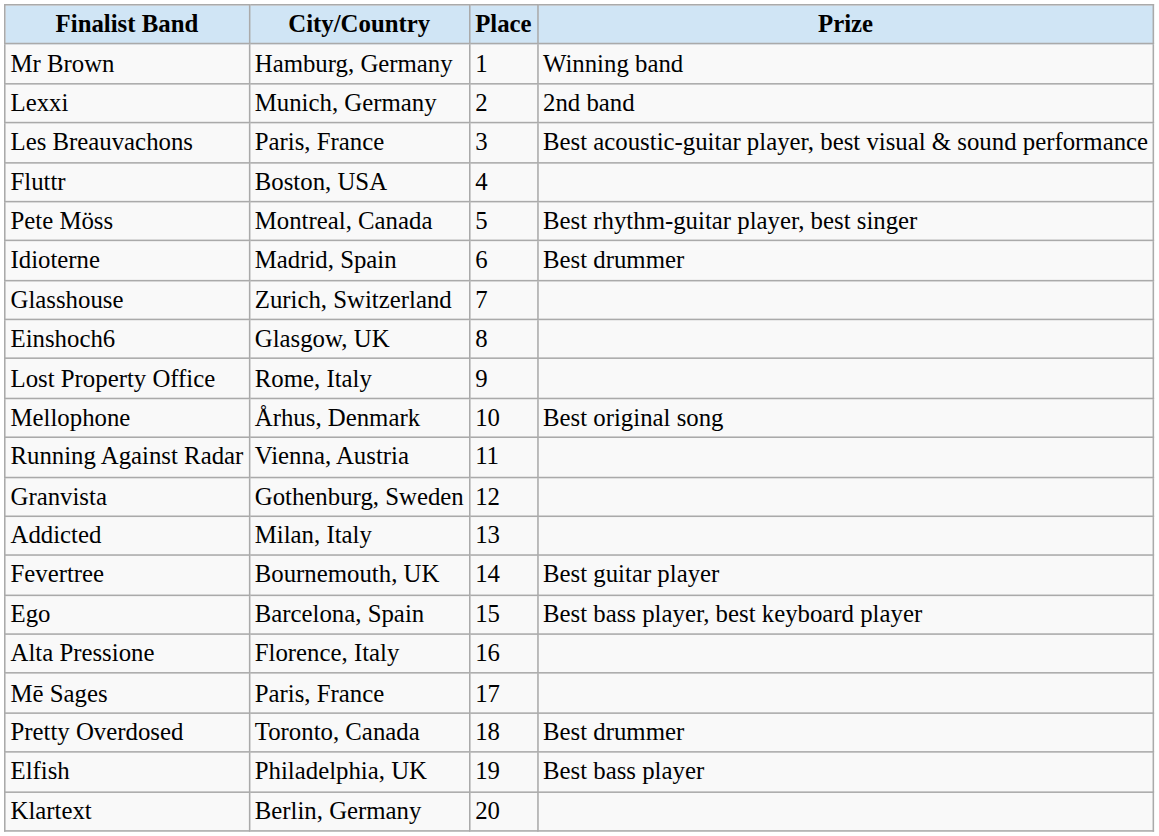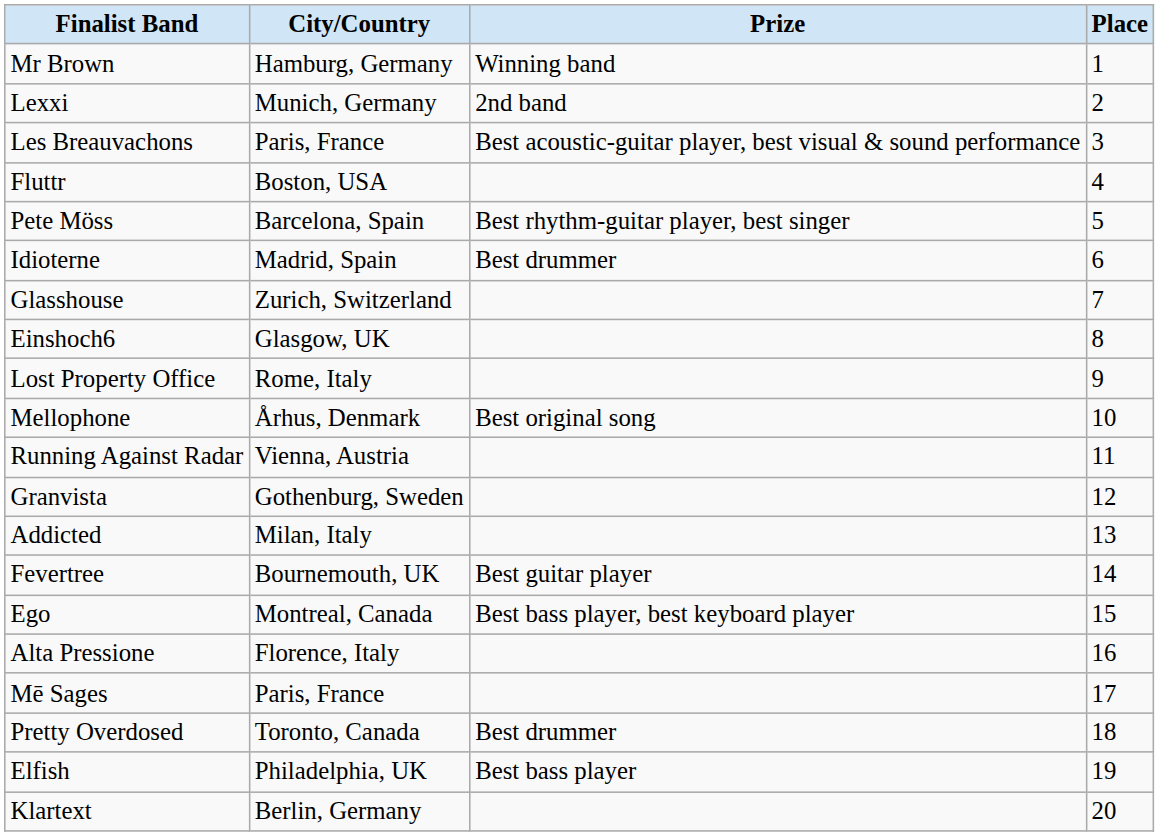columns swapped: (503, 24) <-> (846, 24)
(344, 220) Montreal, Canada -> (339, 220) Barcelona, Spain
(339, 614) Barcelona, Spain -> (344, 614) Montreal, Canada
